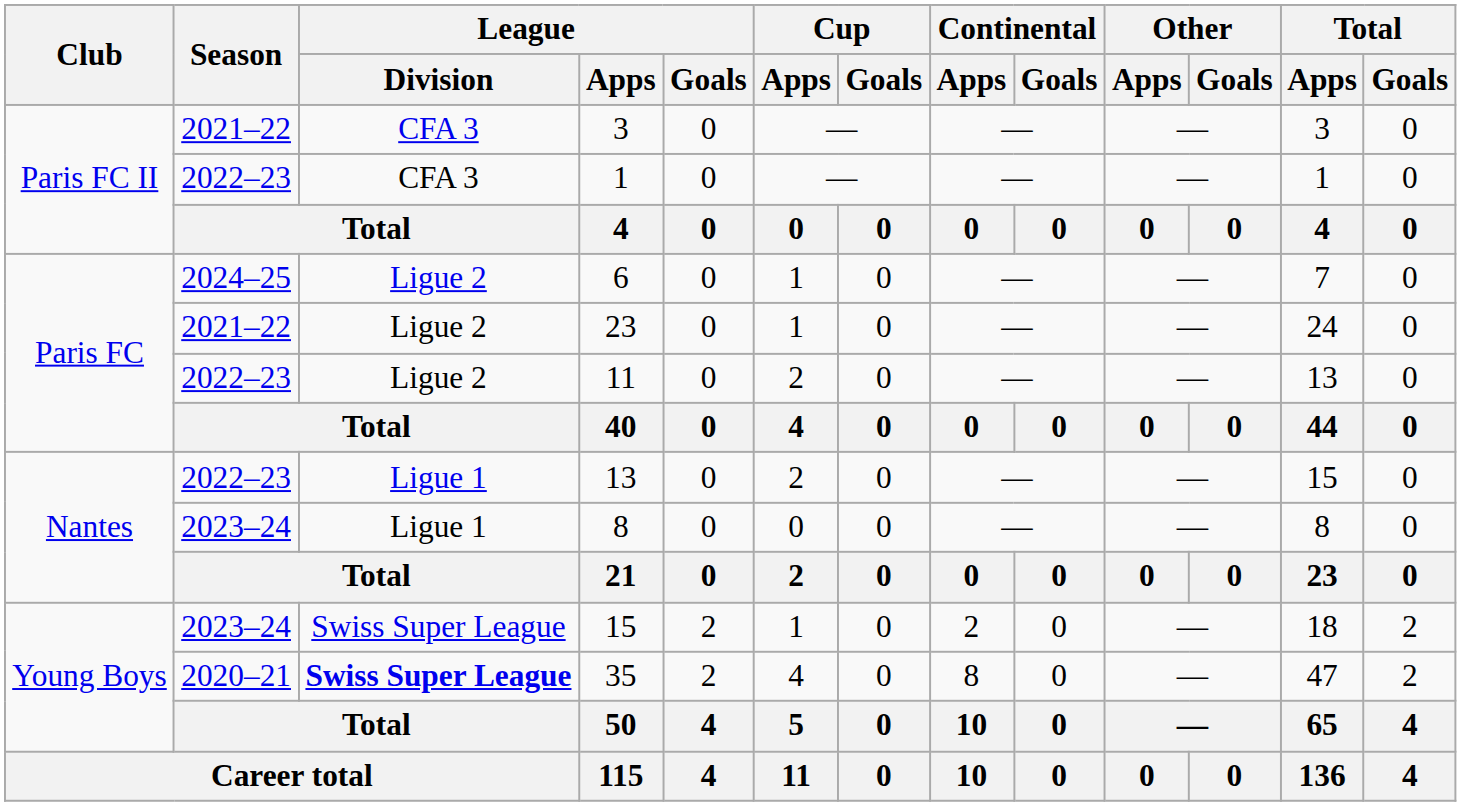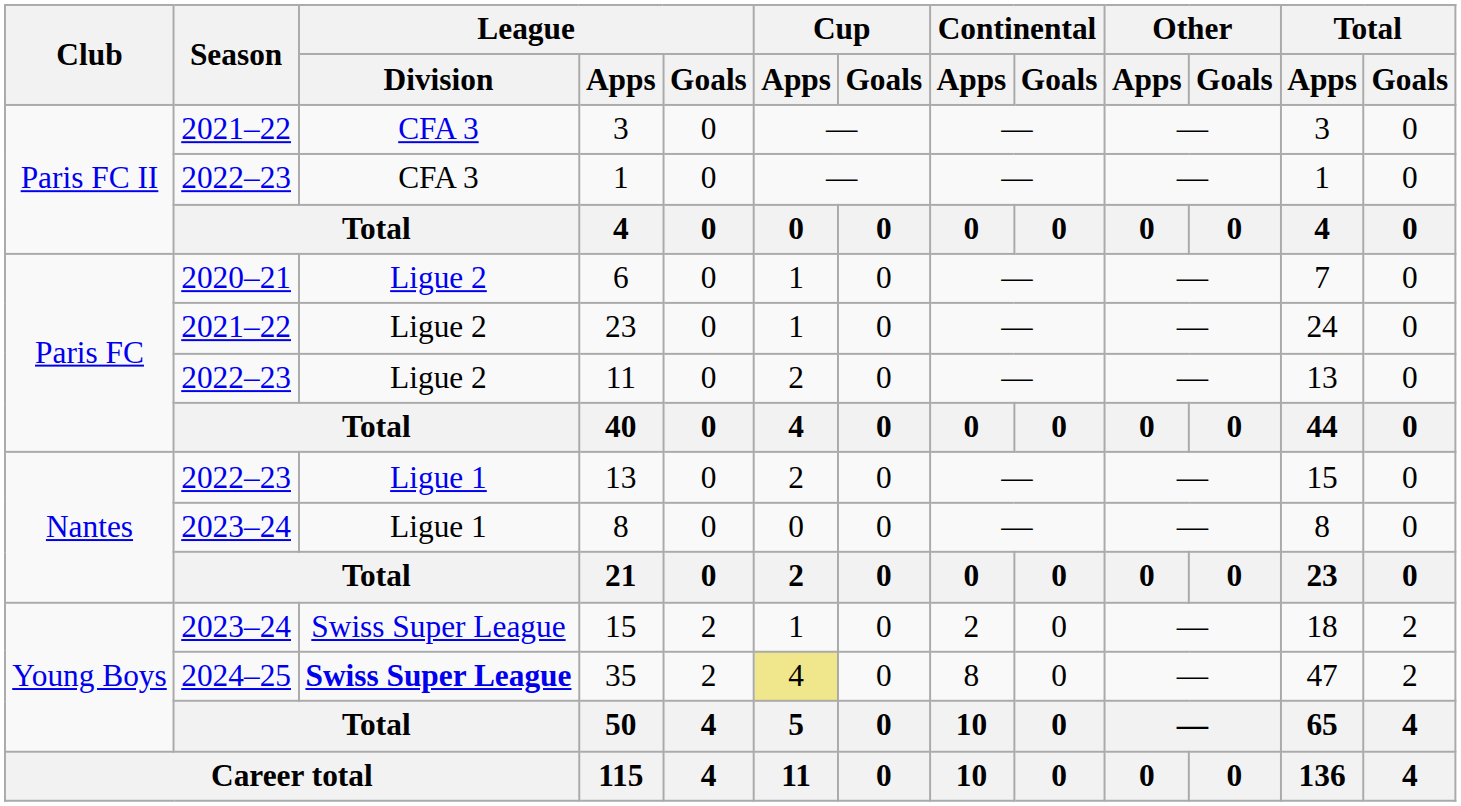(236, 278) 2024–25 -> (236, 278) 2020–21
(236, 675) 2020–21 -> (236, 675) 2024–25
(796, 675) no background -> (796, 675) khaki background
